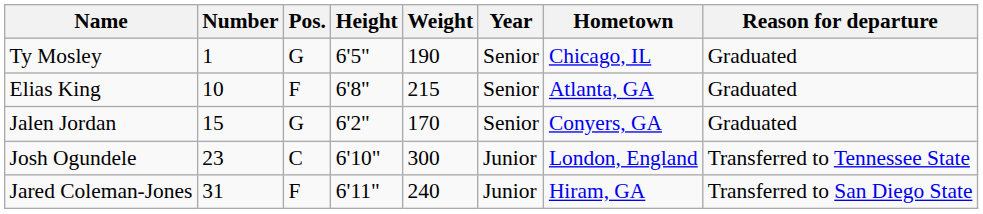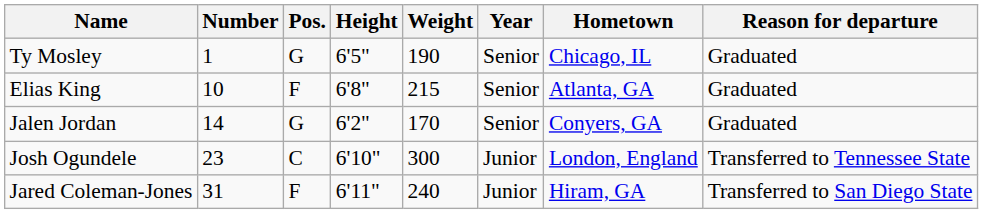(213, 123) 15 -> (213, 123) 14
